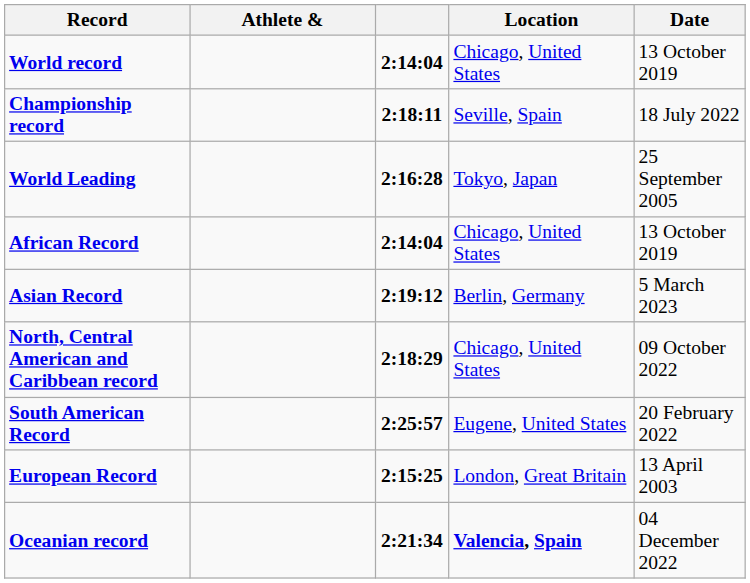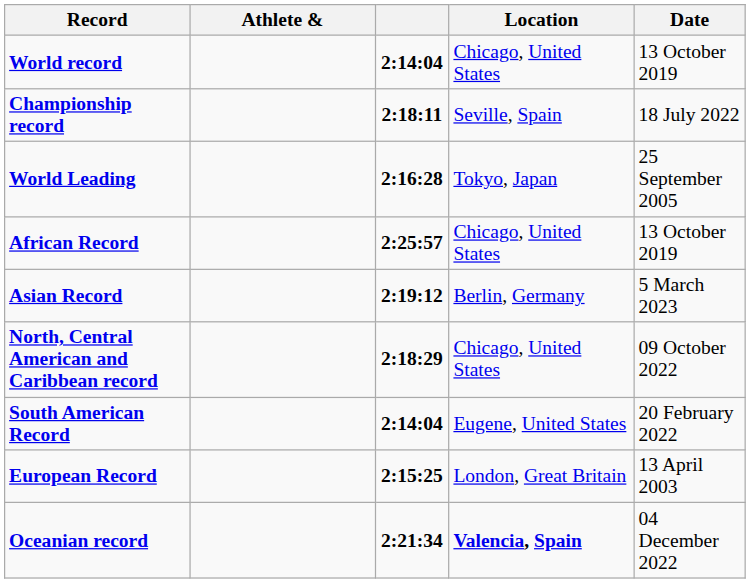(412, 242) 2:14:04 -> (412, 242) 2:25:57
(412, 423) 2:25:57 -> (412, 423) 2:14:04
